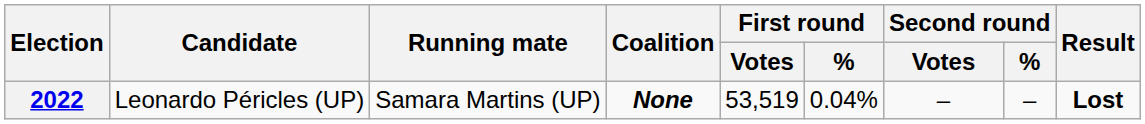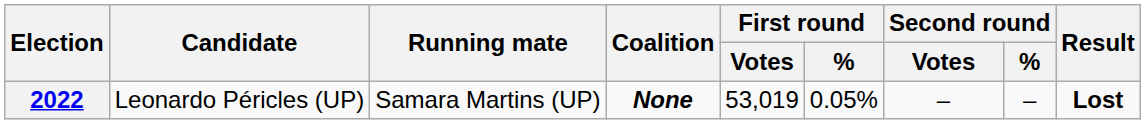(762, 99) 53,519 -> (762, 99) 53,019
(844, 99) 0.04% -> (844, 99) 0.05%
